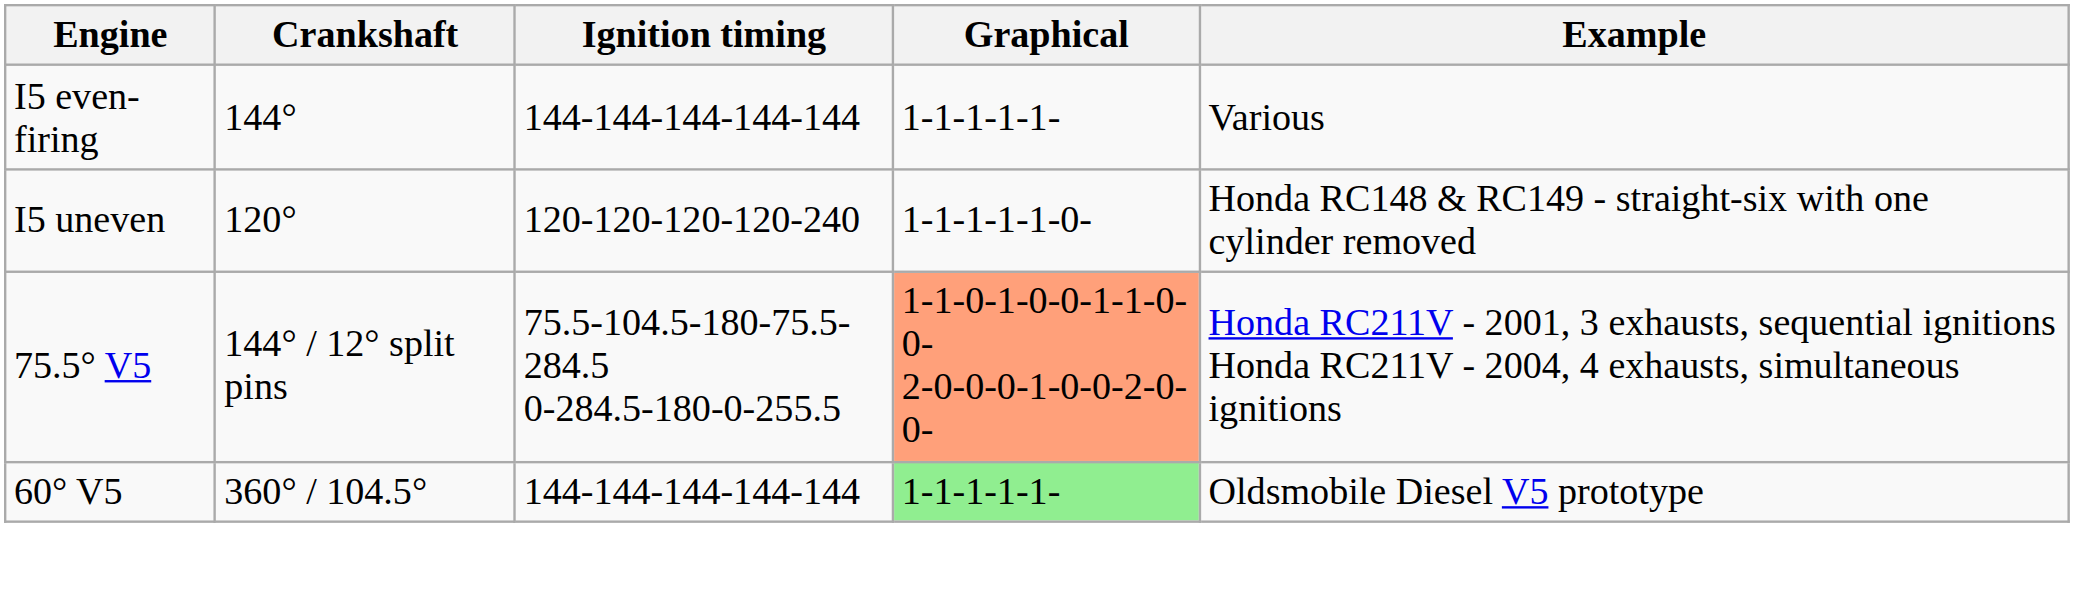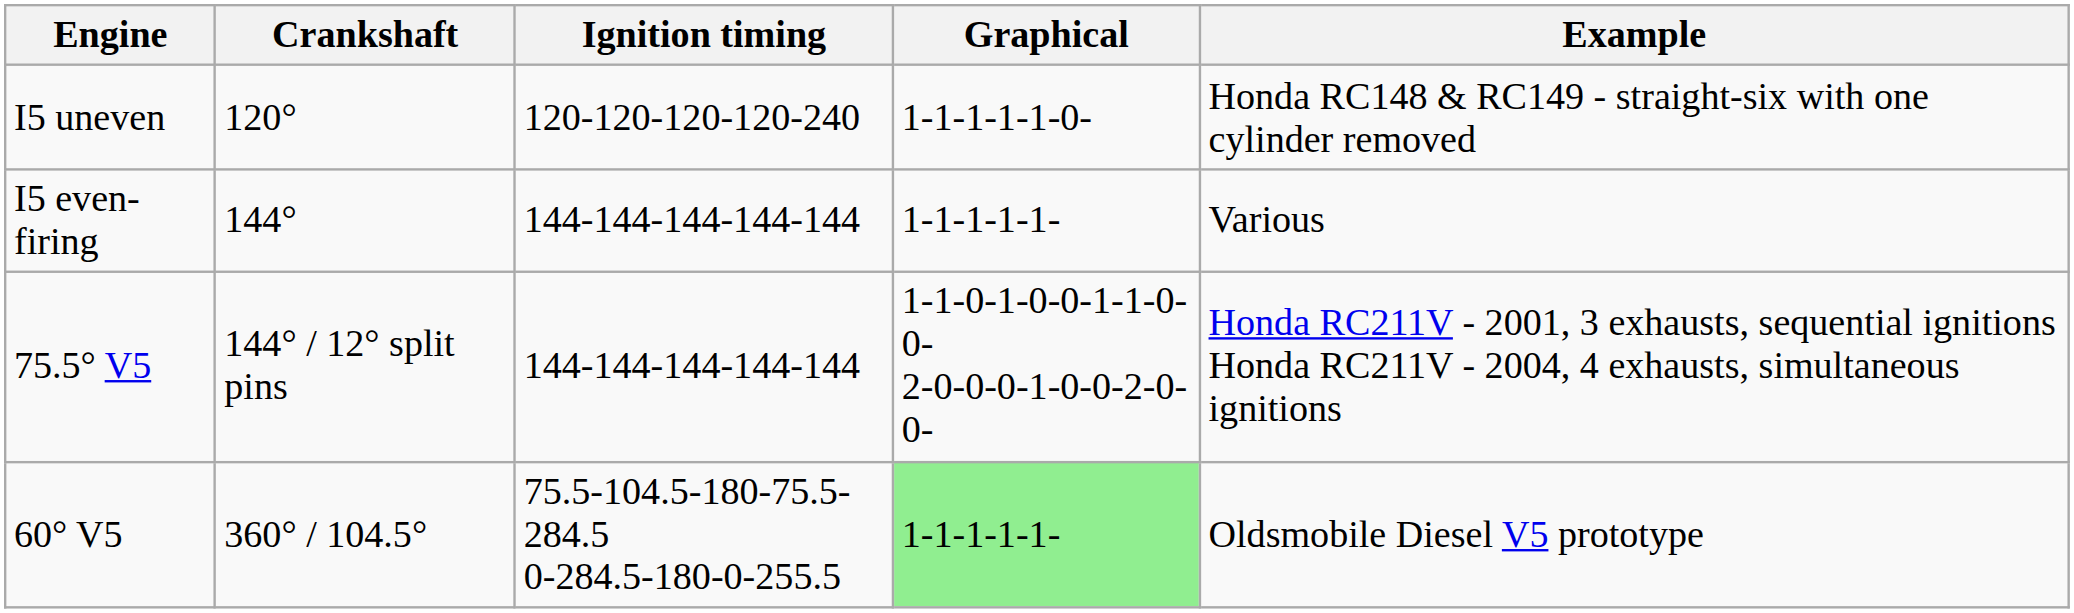rows swapped: (77, 116) <-> (90, 219)
(687, 365) 75.5-104.5-180-75.5-284.5 0-284.5-180-0-255.5 -> (692, 365) 144-144-144-144-144
(1044, 365) lightsalmon background -> (1044, 365) no background
(692, 490) 144-144-144-144-144 -> (687, 533) 75.5-104.5-180-75.5-284.5 0-284.5-180-0-255.5
